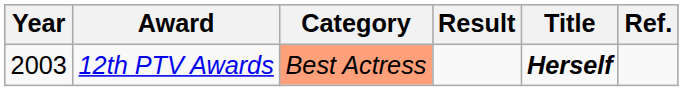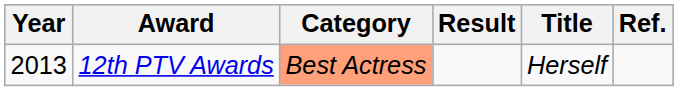(39, 64) 2003 -> (39, 64) 2013
(570, 64) bold -> (567, 64) normal
